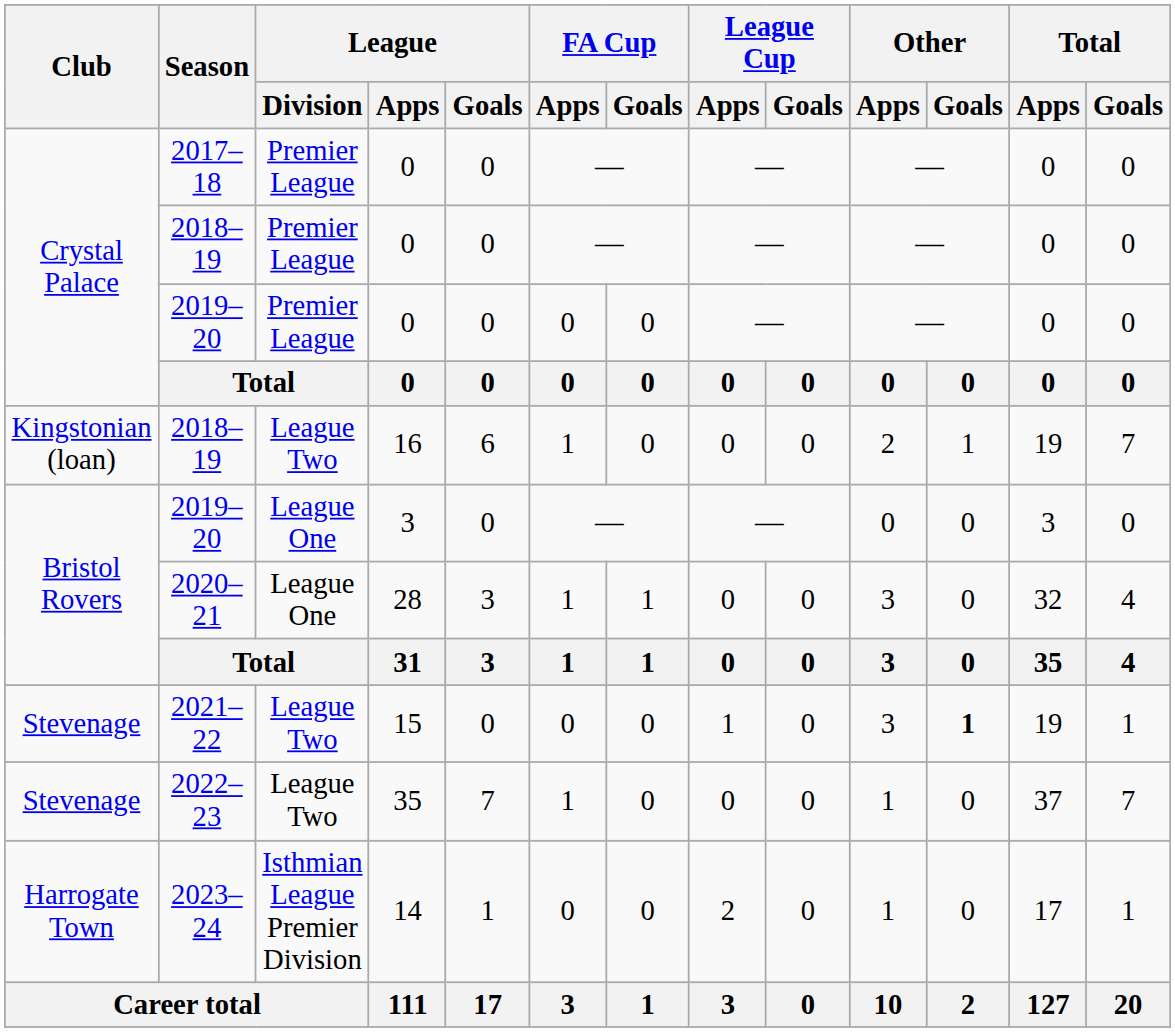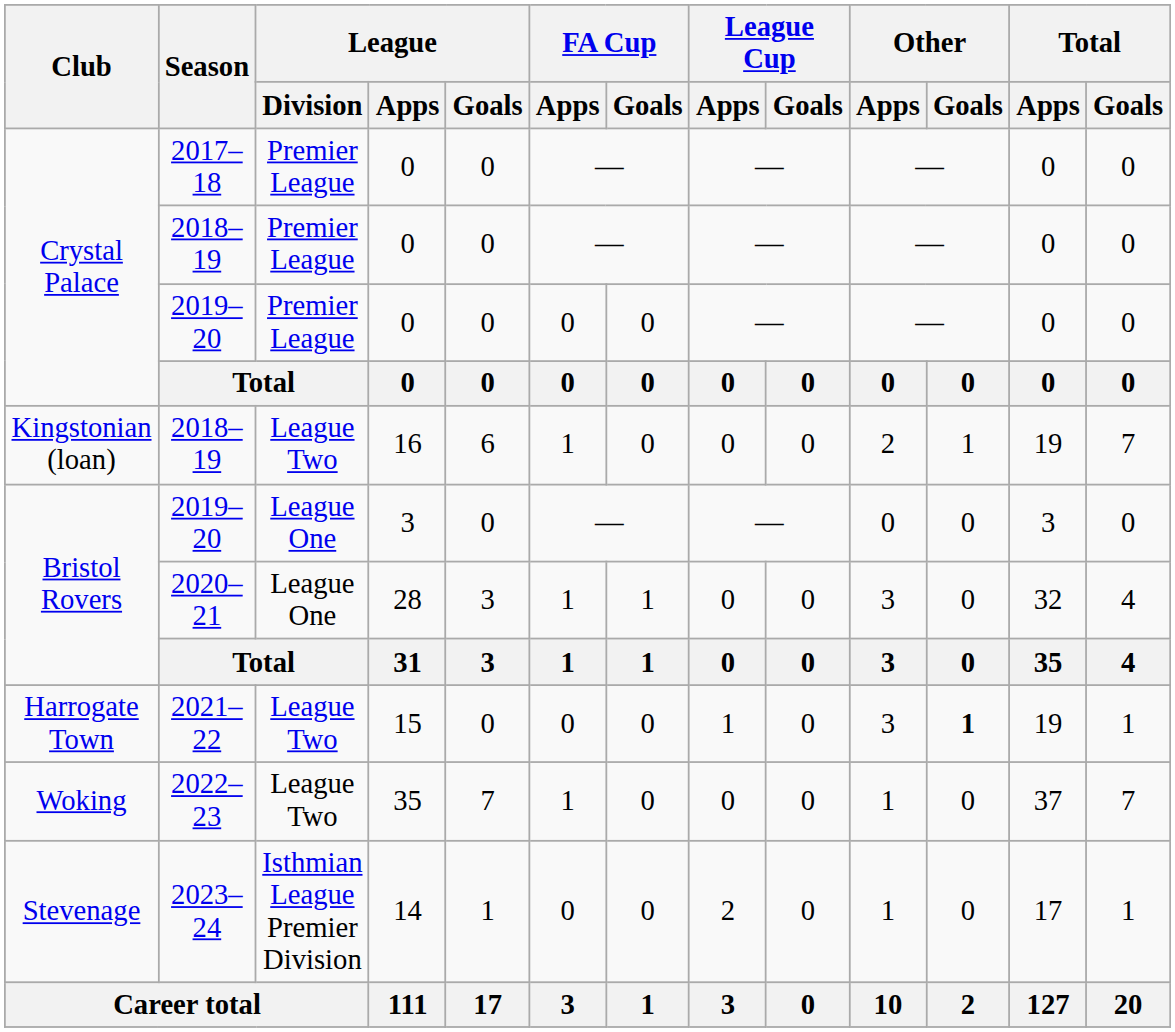(82, 723) Stevenage -> (82, 723) Harrogate Town
(82, 800) Stevenage -> (81, 800) Woking
(82, 910) Harrogate Town -> (82, 910) Stevenage
